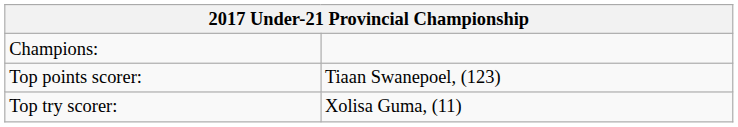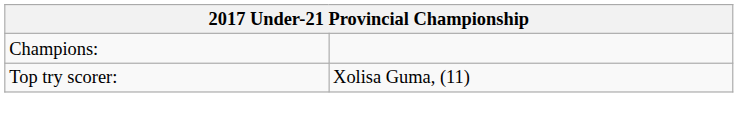- row: (76, 77)
